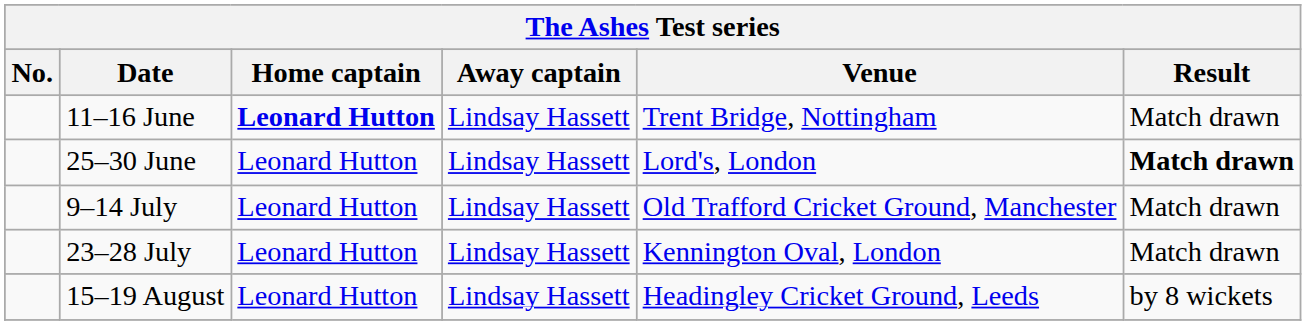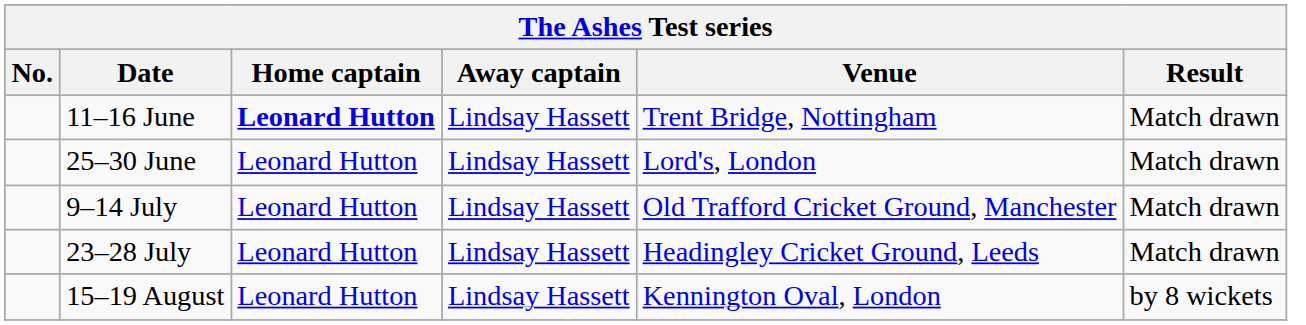(1212, 161) bold -> (1205, 161) normal
(792, 251) Kennington Oval, London -> (841, 251) Headingley Cricket Ground, Leeds
(841, 296) Headingley Cricket Ground, Leeds -> (792, 296) Kennington Oval, London
